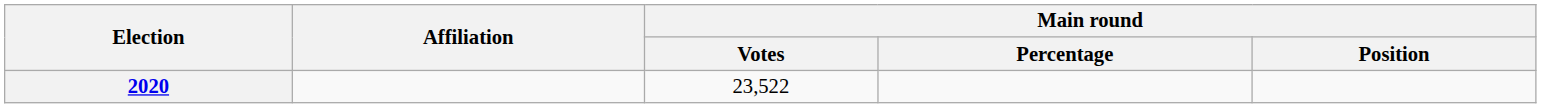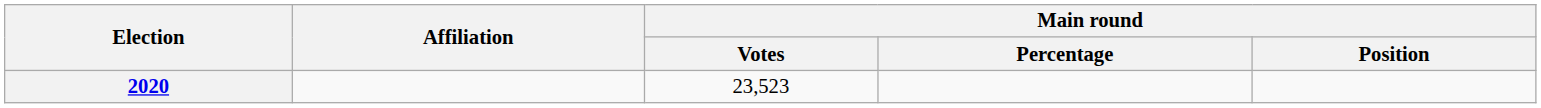(761, 86) 23,522 -> (761, 86) 23,523
